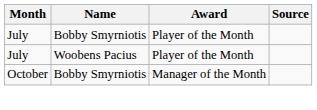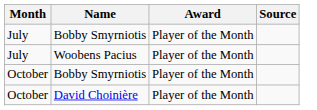(209, 74) Manager of the Month -> (203, 74) Player of the Month
+ row: (28, 94)
